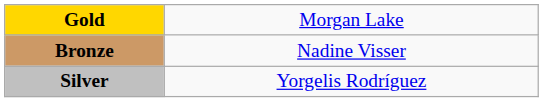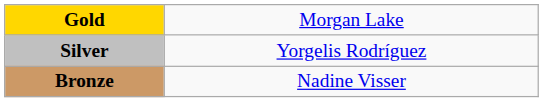rows swapped: (84, 81) <-> (84, 50)
